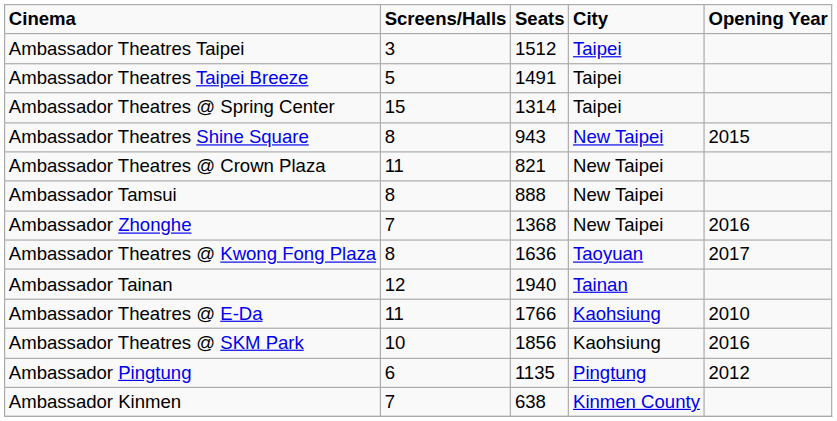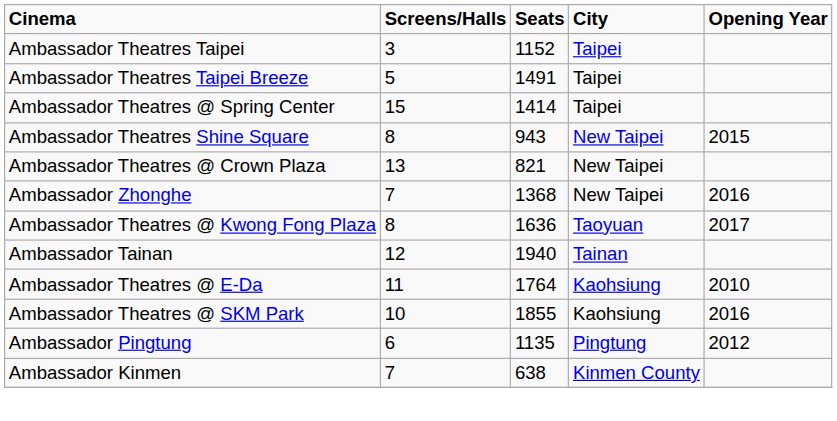(536, 48) 1512 -> (535, 48) 1152
(536, 107) 1314 -> (536, 107) 1414
(394, 166) 11 -> (395, 166) 13
- row: (93, 195)
(536, 313) 1766 -> (536, 284) 1764
(536, 343) 1856 -> (536, 313) 1855
